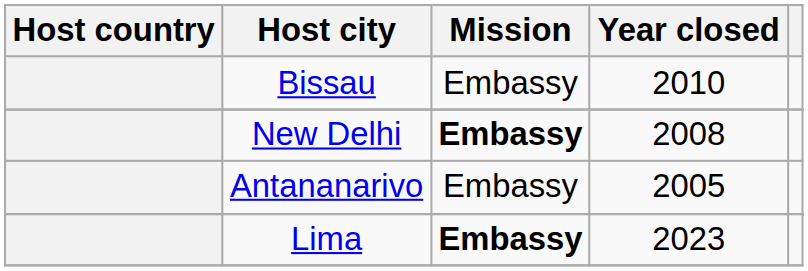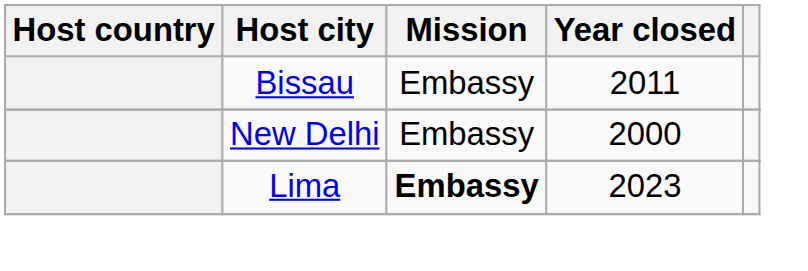(689, 82) 2010 -> (645, 82) 2011
(510, 134) bold -> (467, 134) normal
(689, 134) 2008 -> (645, 134) 2000
- row: (327, 186)
